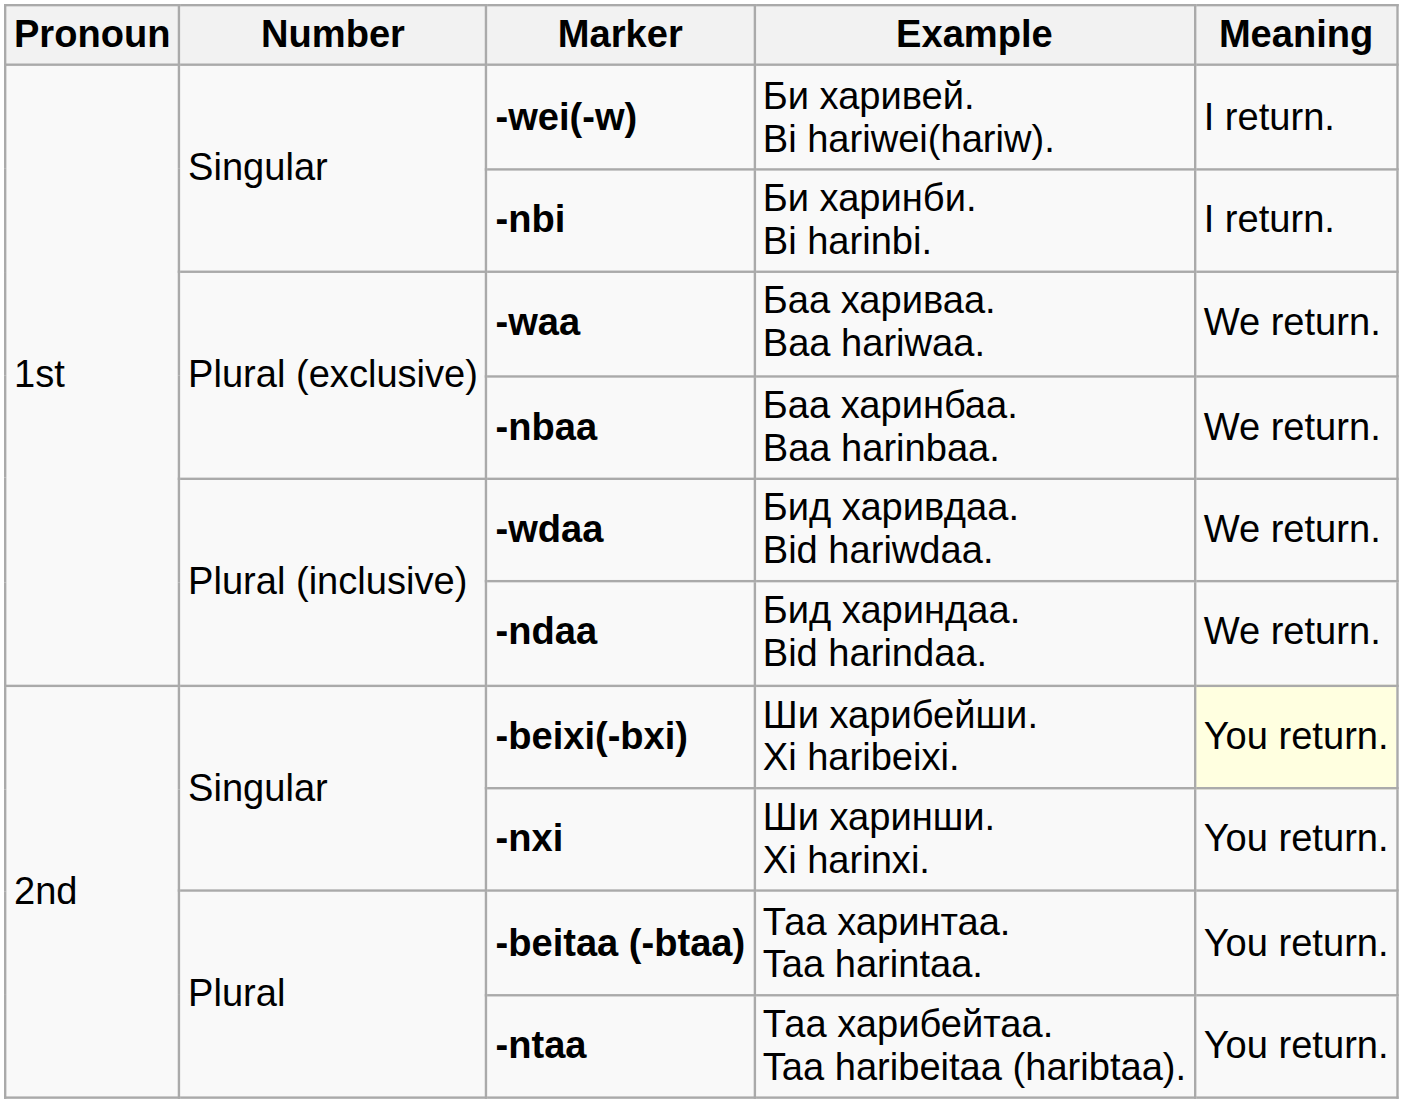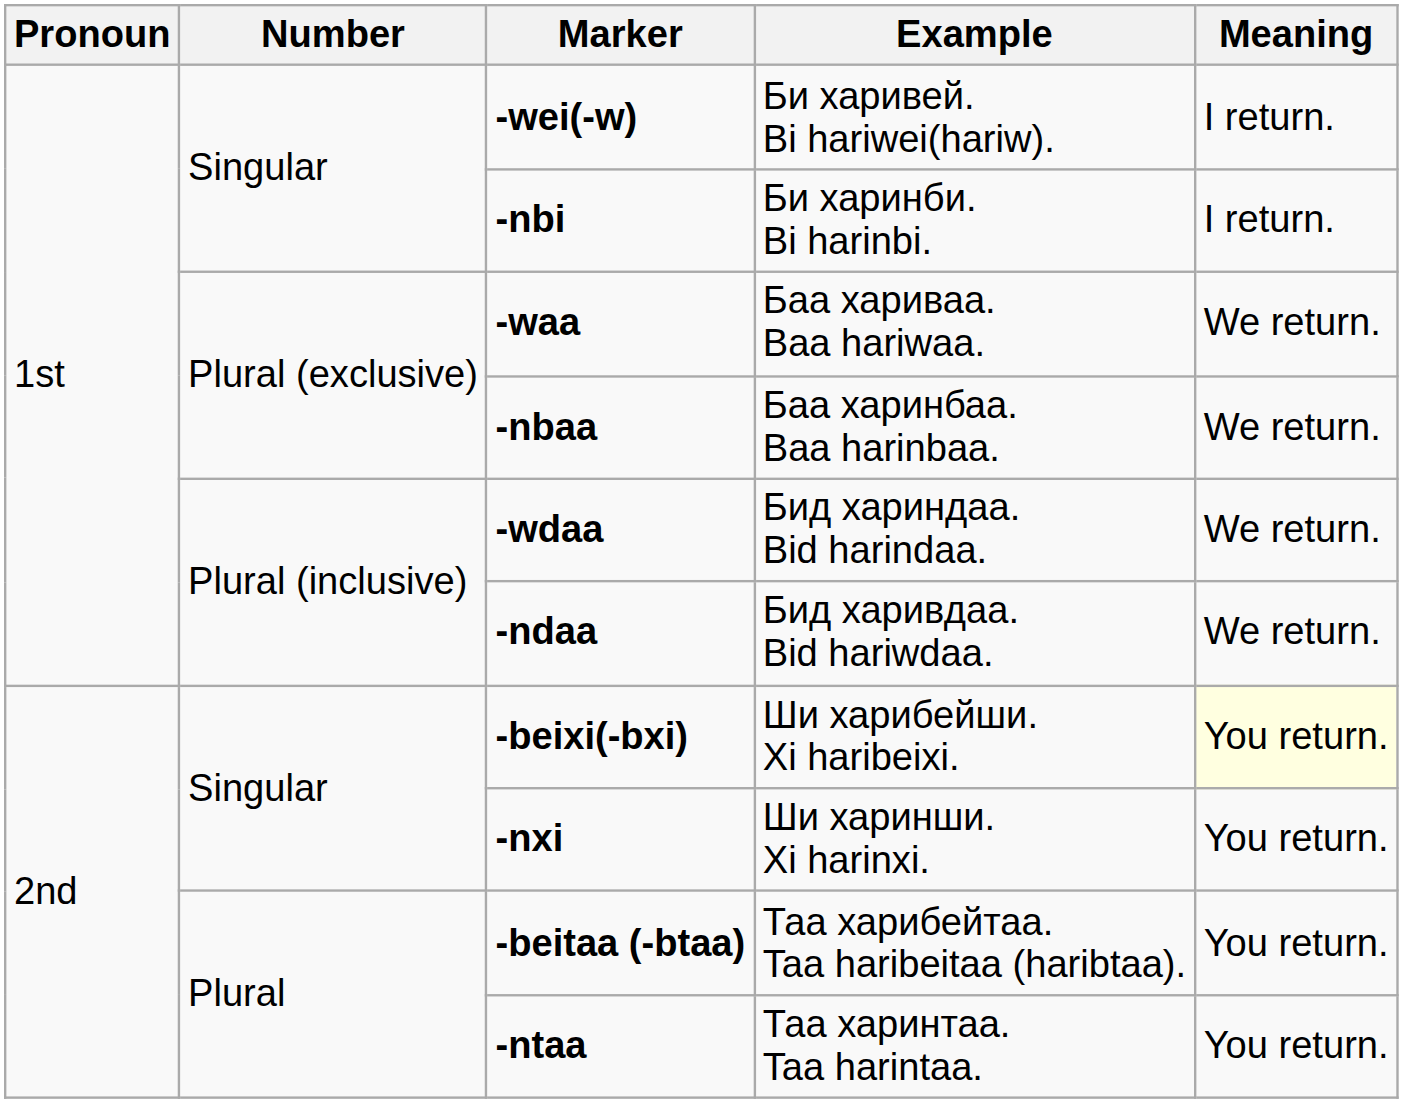(891, 529) Бид харивдаа. Bid hariwdaa. -> (891, 529) Бид хариндаа. Bid harindaa.
(891, 632) Бид хариндаа. Bid harindaa. -> (891, 632) Бид харивдаа. Bid hariwdaa.
(887, 942) Таа харинтаа. Taa harintaa. -> (974, 942) Таа харибейтаа. Taa haribeitaa (haribtaa).
(974, 1045) Таа харибейтаа. Taa haribeitaa (haribtaa). -> (887, 1045) Таа харинтаа. Taa harintaa.
